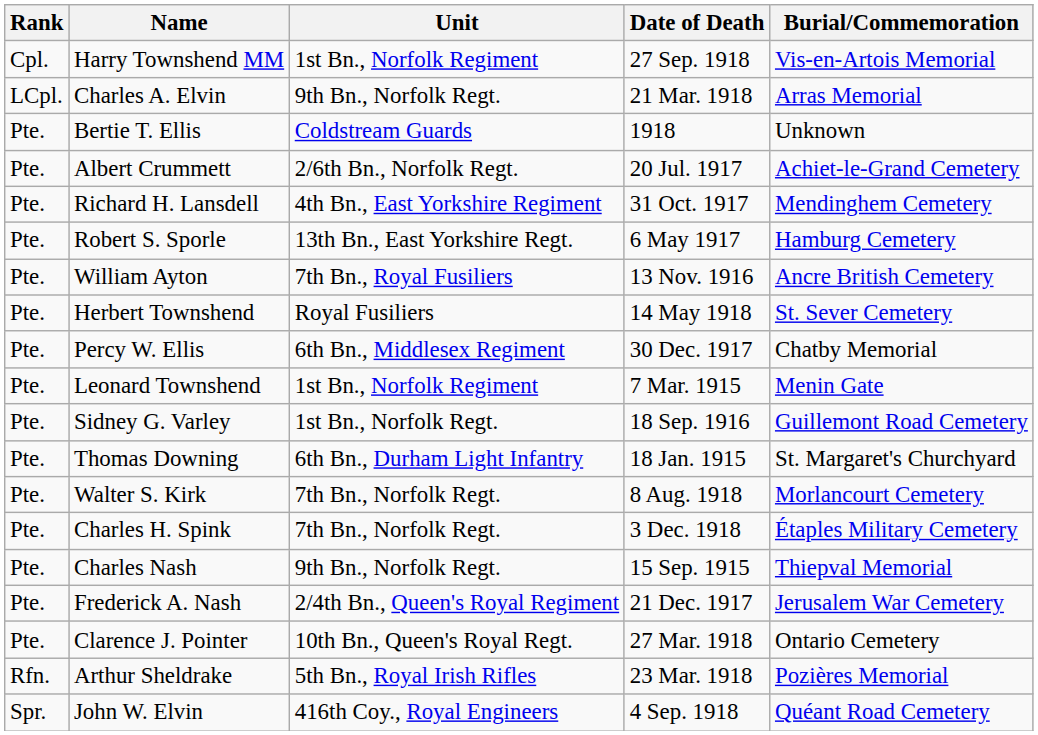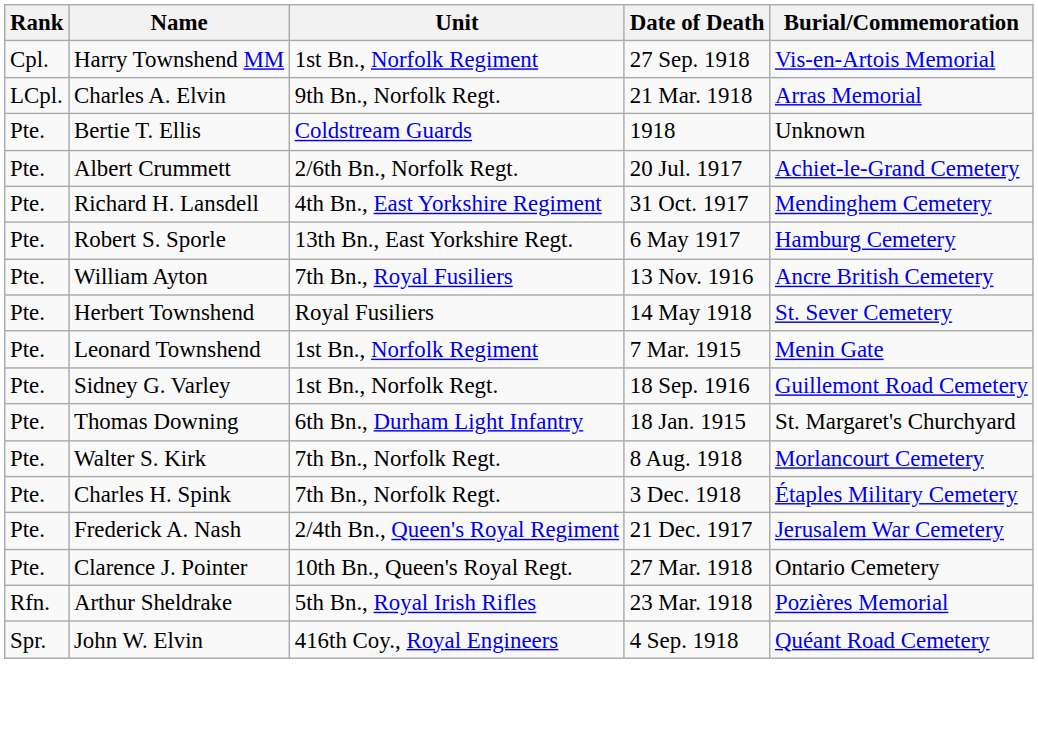- row: (139, 349)
- row: (135, 566)
